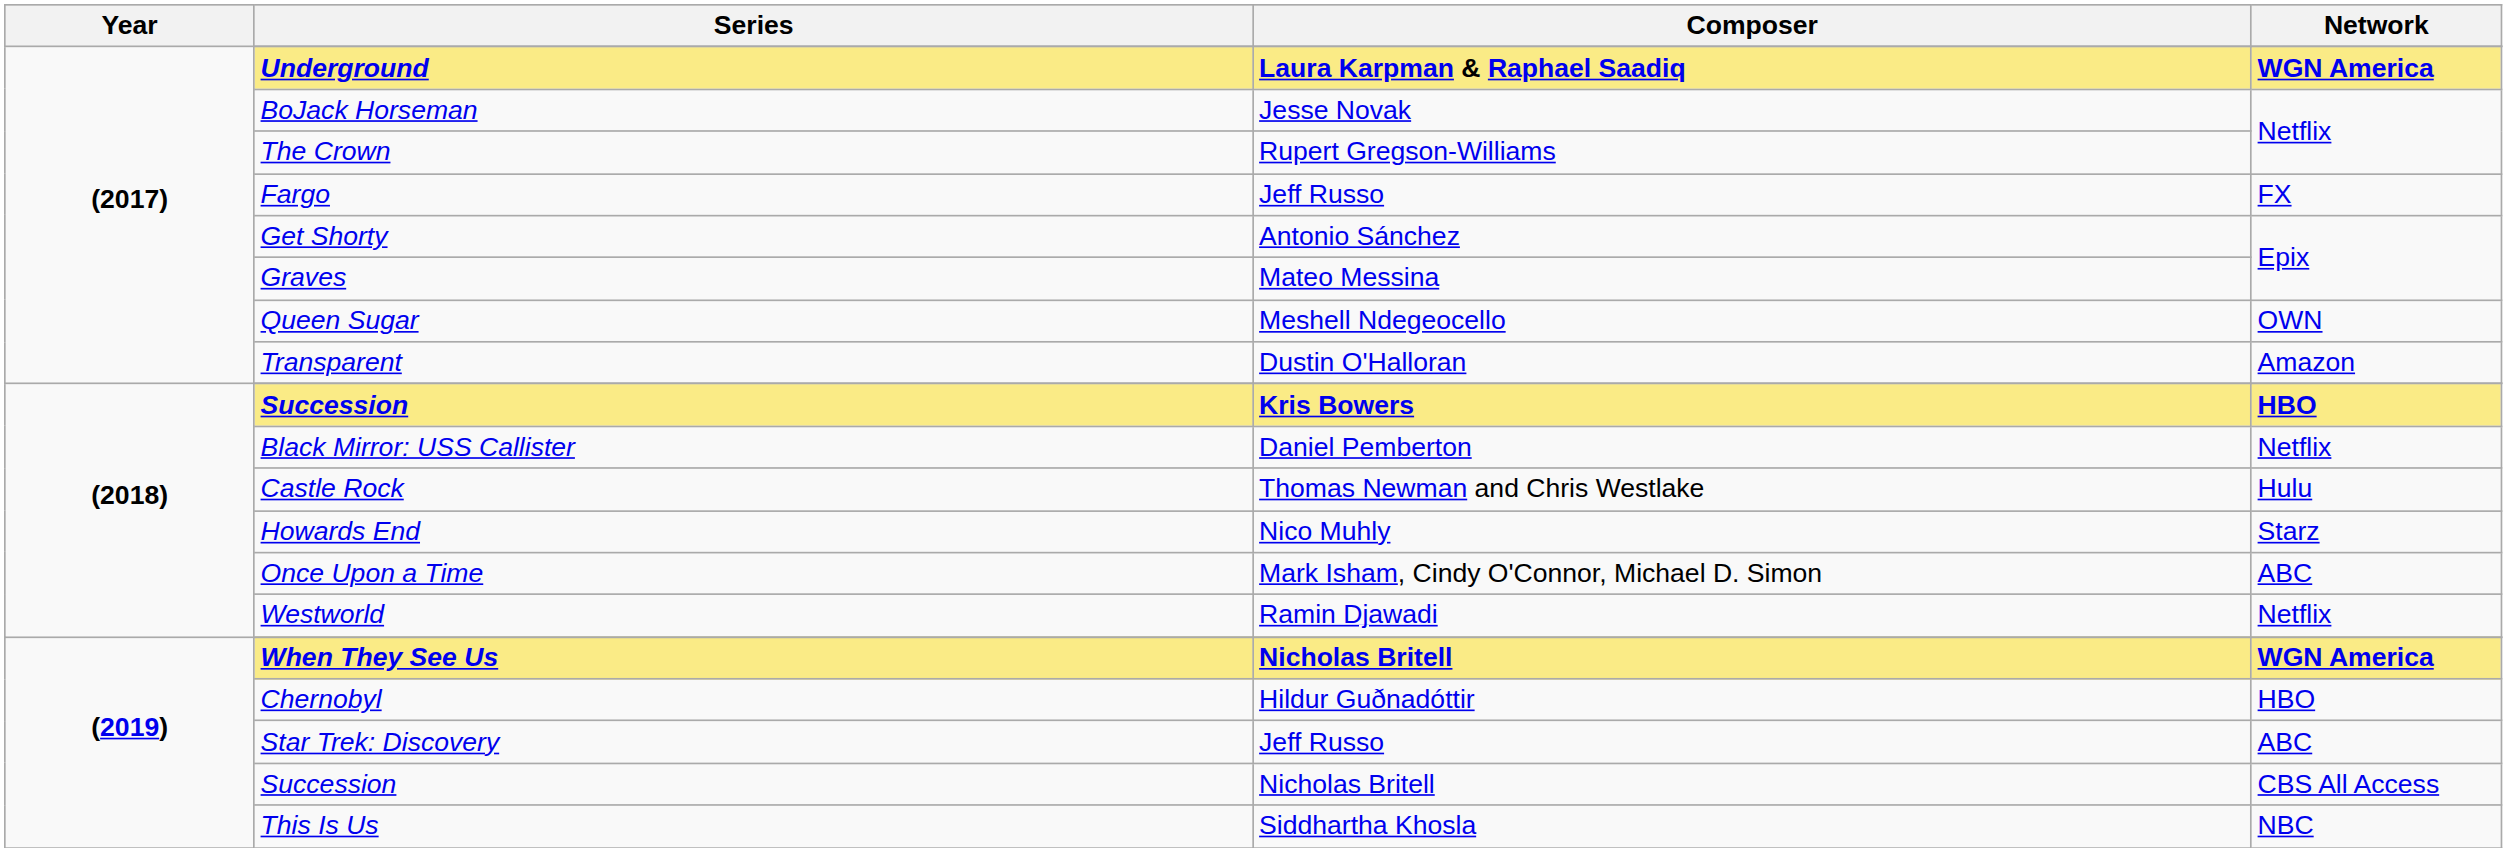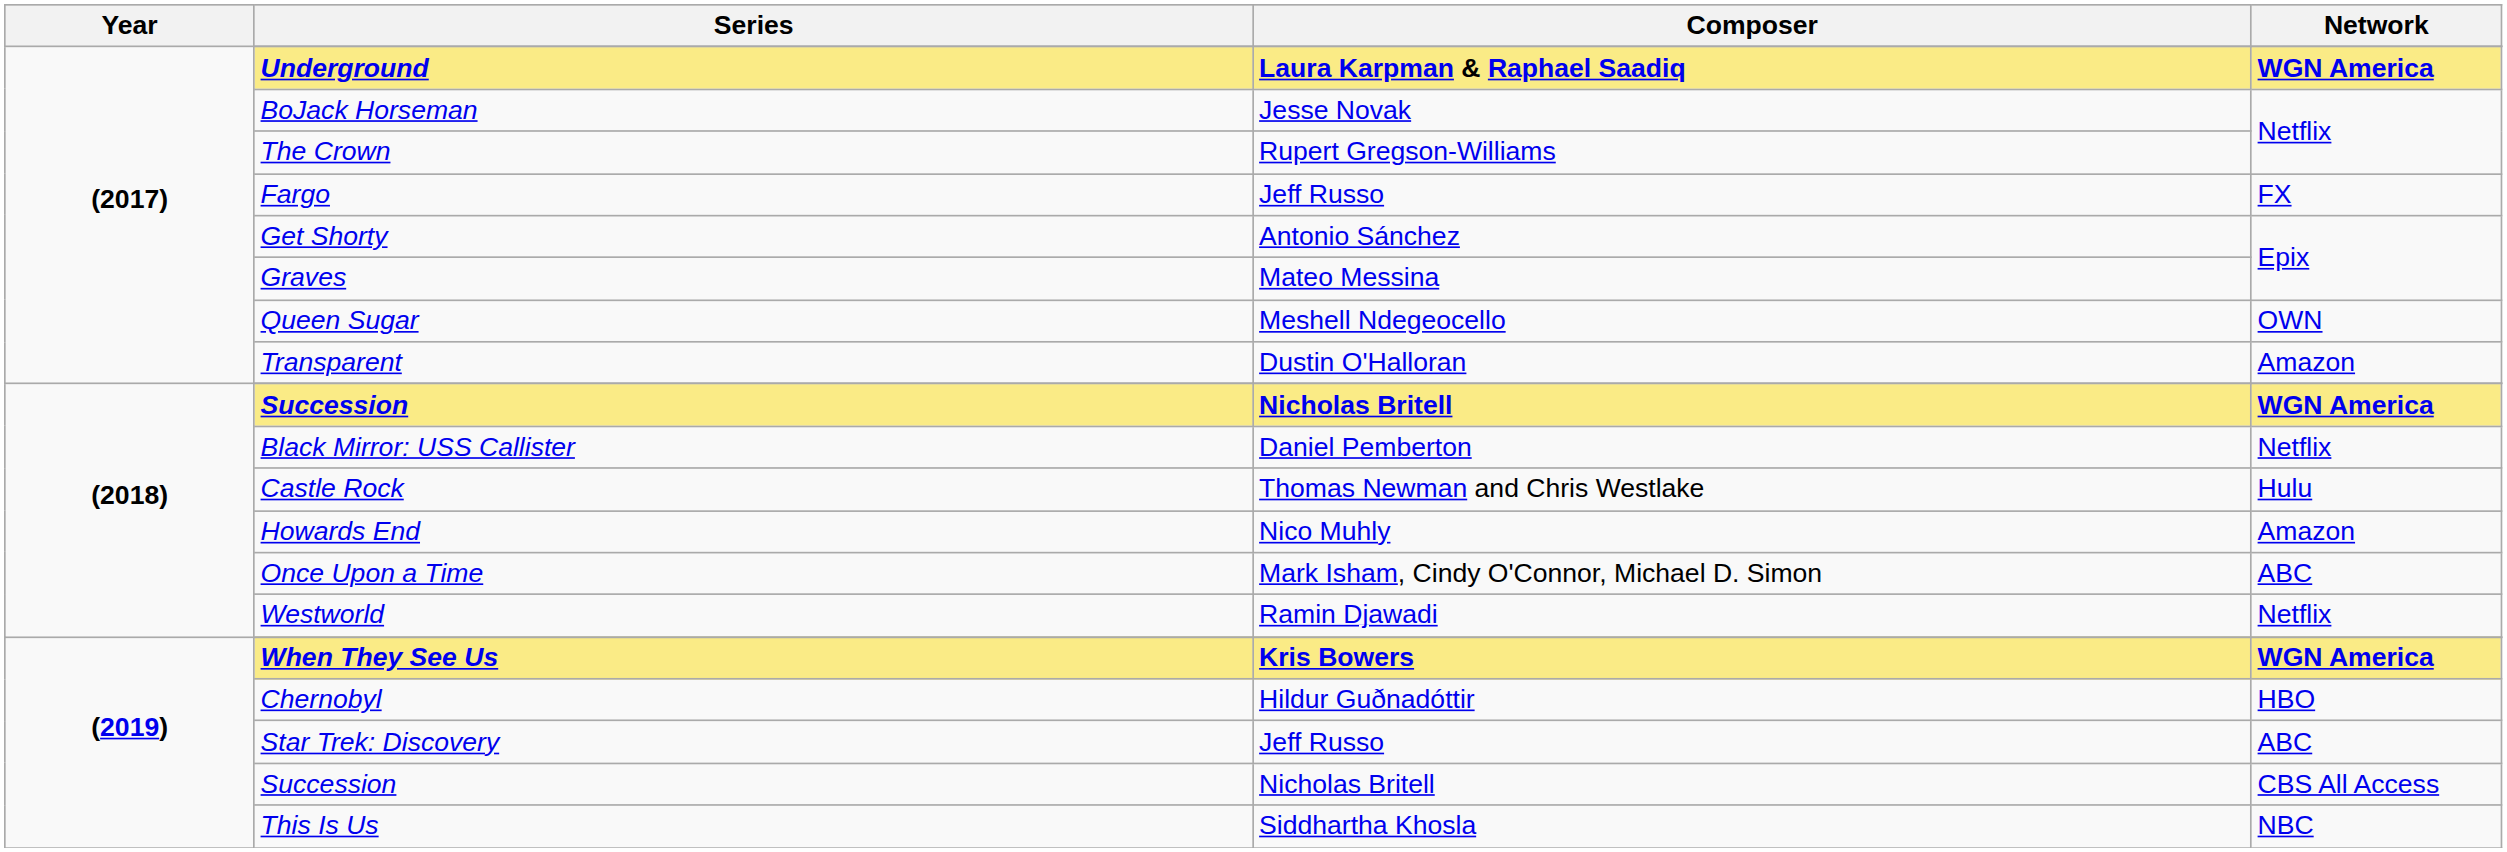(1337, 404) Kris Bowers -> (1356, 404) Nicholas Britell
(2287, 404) HBO -> (2346, 404) WGN America
(2289, 531) Starz -> (2306, 531) Amazon
(1356, 657) Nicholas Britell -> (1337, 657) Kris Bowers
